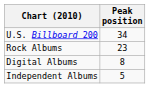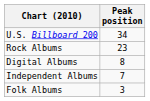(122, 76) 5 -> (122, 76) 7
+ row: (34, 90)
